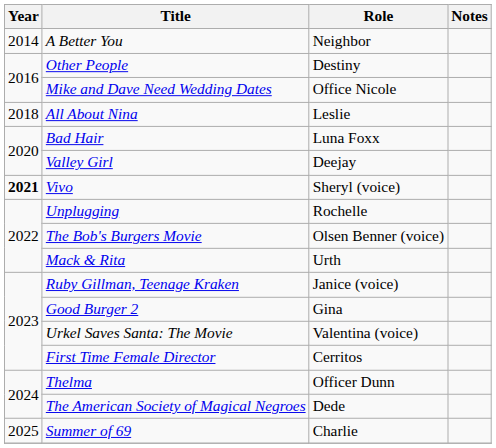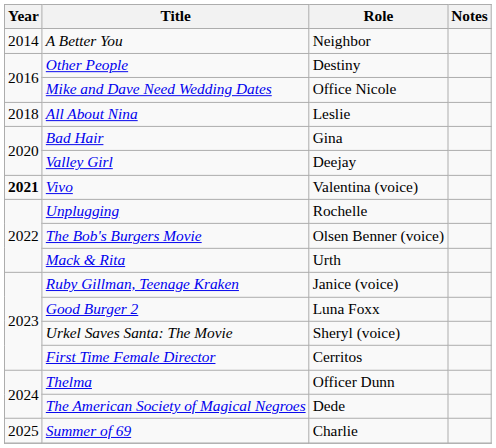(346, 138) Luna Foxx -> (328, 138) Gina
(356, 187) Sheryl (voice) -> (365, 187) Valentina (voice)
(328, 308) Gina -> (346, 308) Luna Foxx
(365, 333) Valentina (voice) -> (356, 333) Sheryl (voice)
